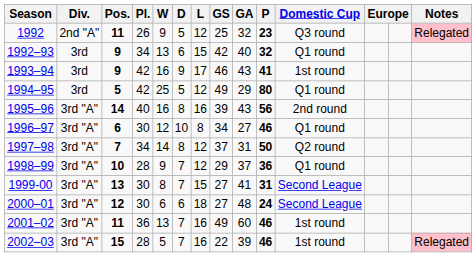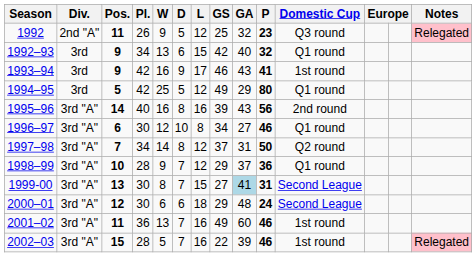(244, 185) no background -> (244, 185) lightblue background
(221, 204) 27 -> (221, 204) 29
